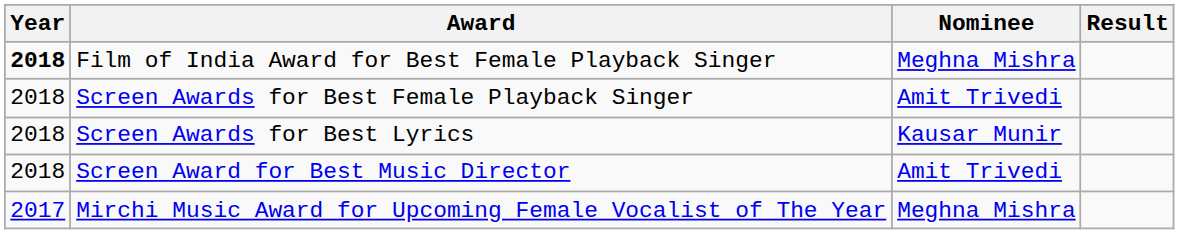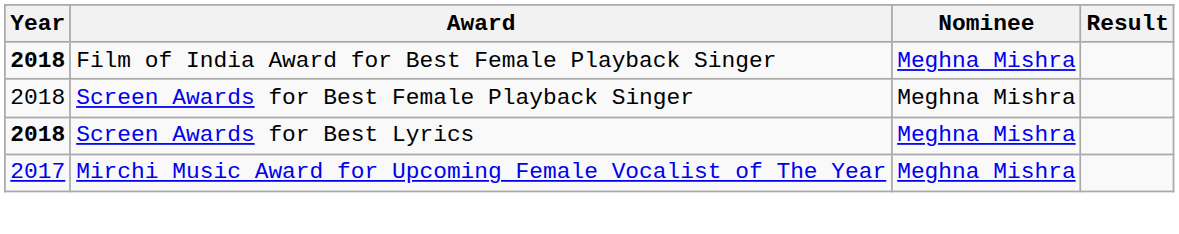(980, 98) Amit Trivedi -> (986, 98) Meghna Mishra
(38, 135) normal -> (38, 135) bold
(980, 135) Kausar Munir -> (986, 135) Meghna Mishra
- row: (323, 173)
